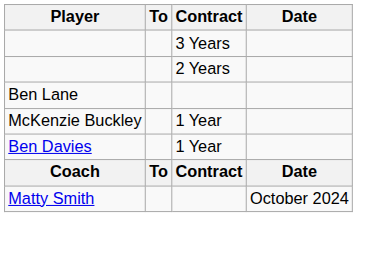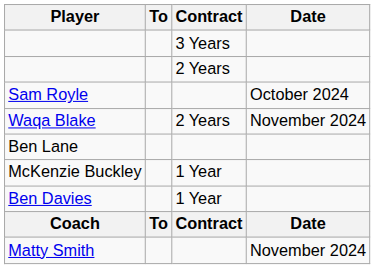+ row: (48, 95)
+ row: (52, 120)
(299, 198) October 2024 -> (308, 250) November 2024
